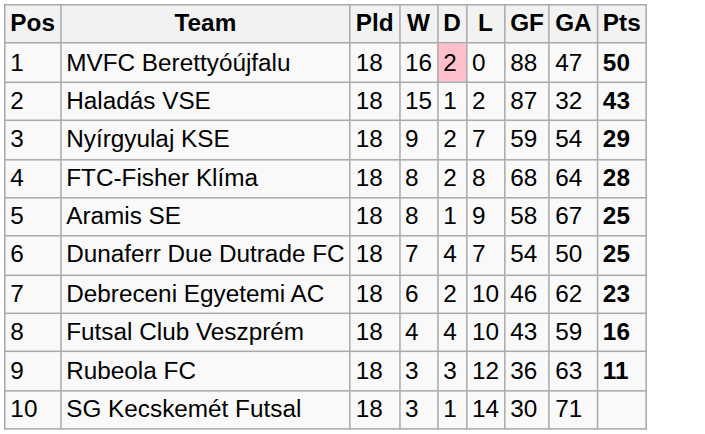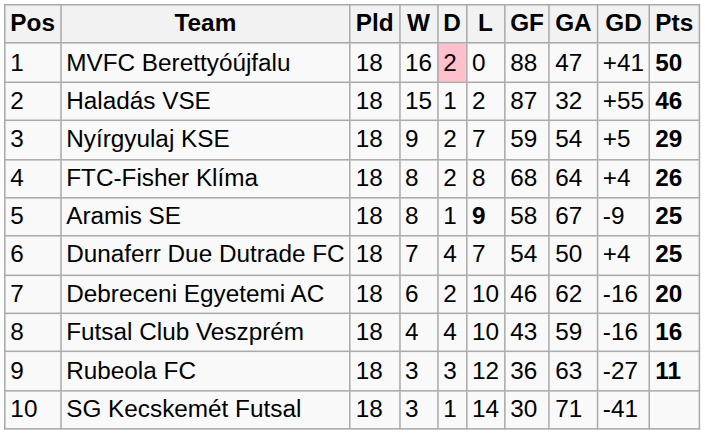+ column: (623, 23)
(616, 100) 43 -> (669, 100) 46
(616, 178) 28 -> (669, 178) 26
(479, 216) normal -> (479, 216) bold
(616, 293) 23 -> (669, 293) 20
